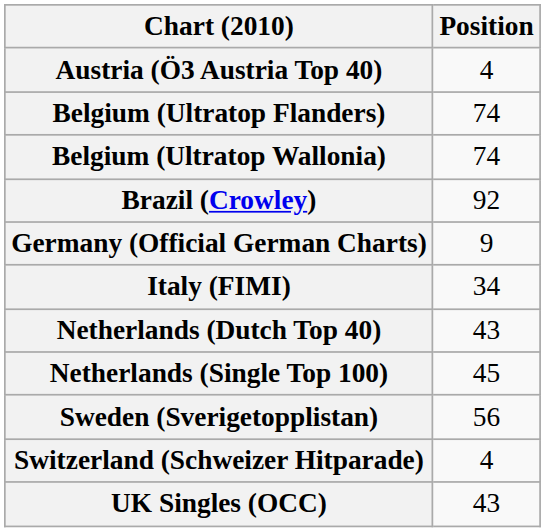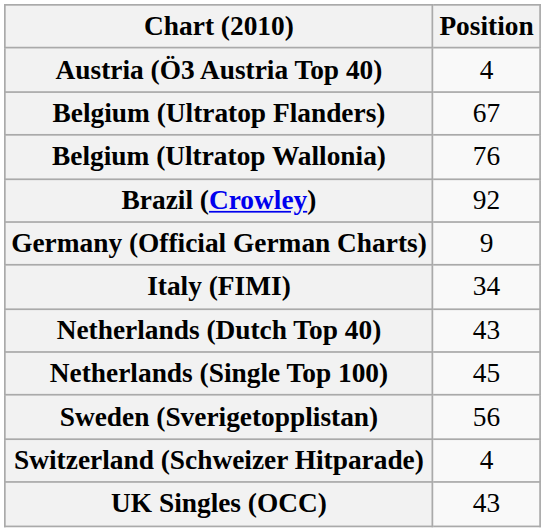(487, 112) 74 -> (487, 112) 67
(487, 156) 74 -> (487, 156) 76
